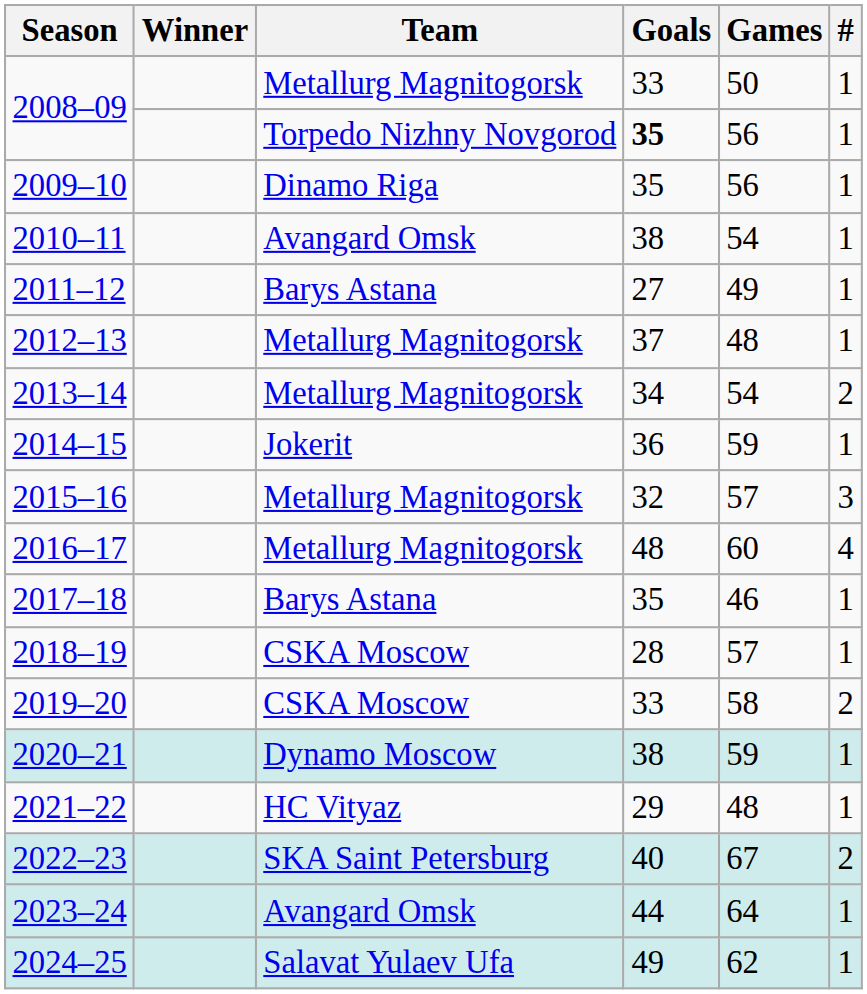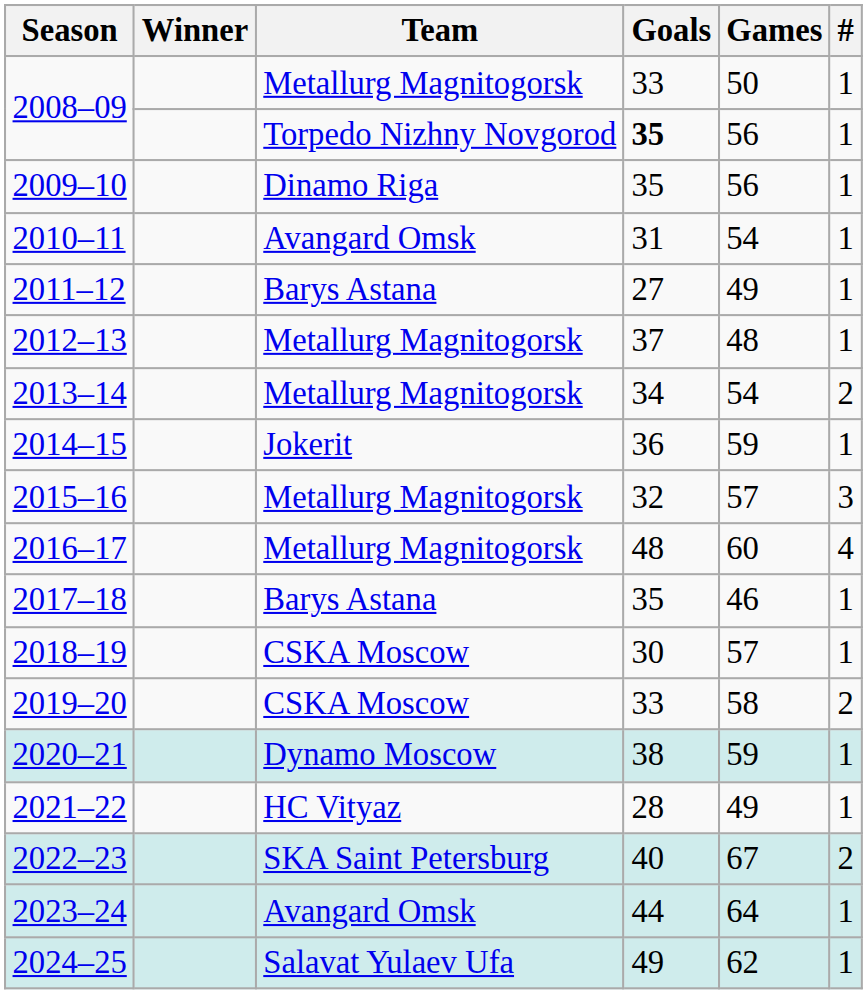(648, 237) 38 -> (648, 237) 31
(648, 651) 28 -> (648, 651) 30
(648, 806) 29 -> (648, 806) 28
(743, 806) 48 -> (743, 806) 49
